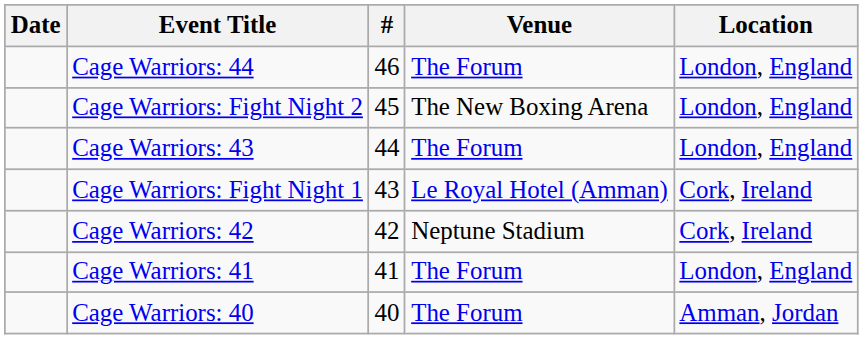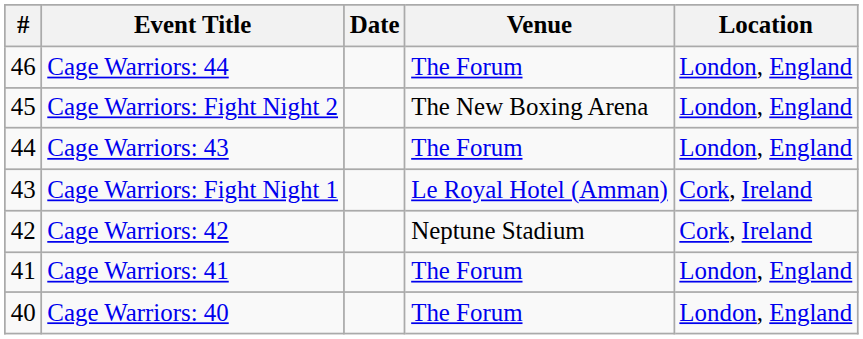columns swapped: (387, 25) <-> (36, 25)
(759, 313) Amman, Jordan -> (766, 313) London, England
